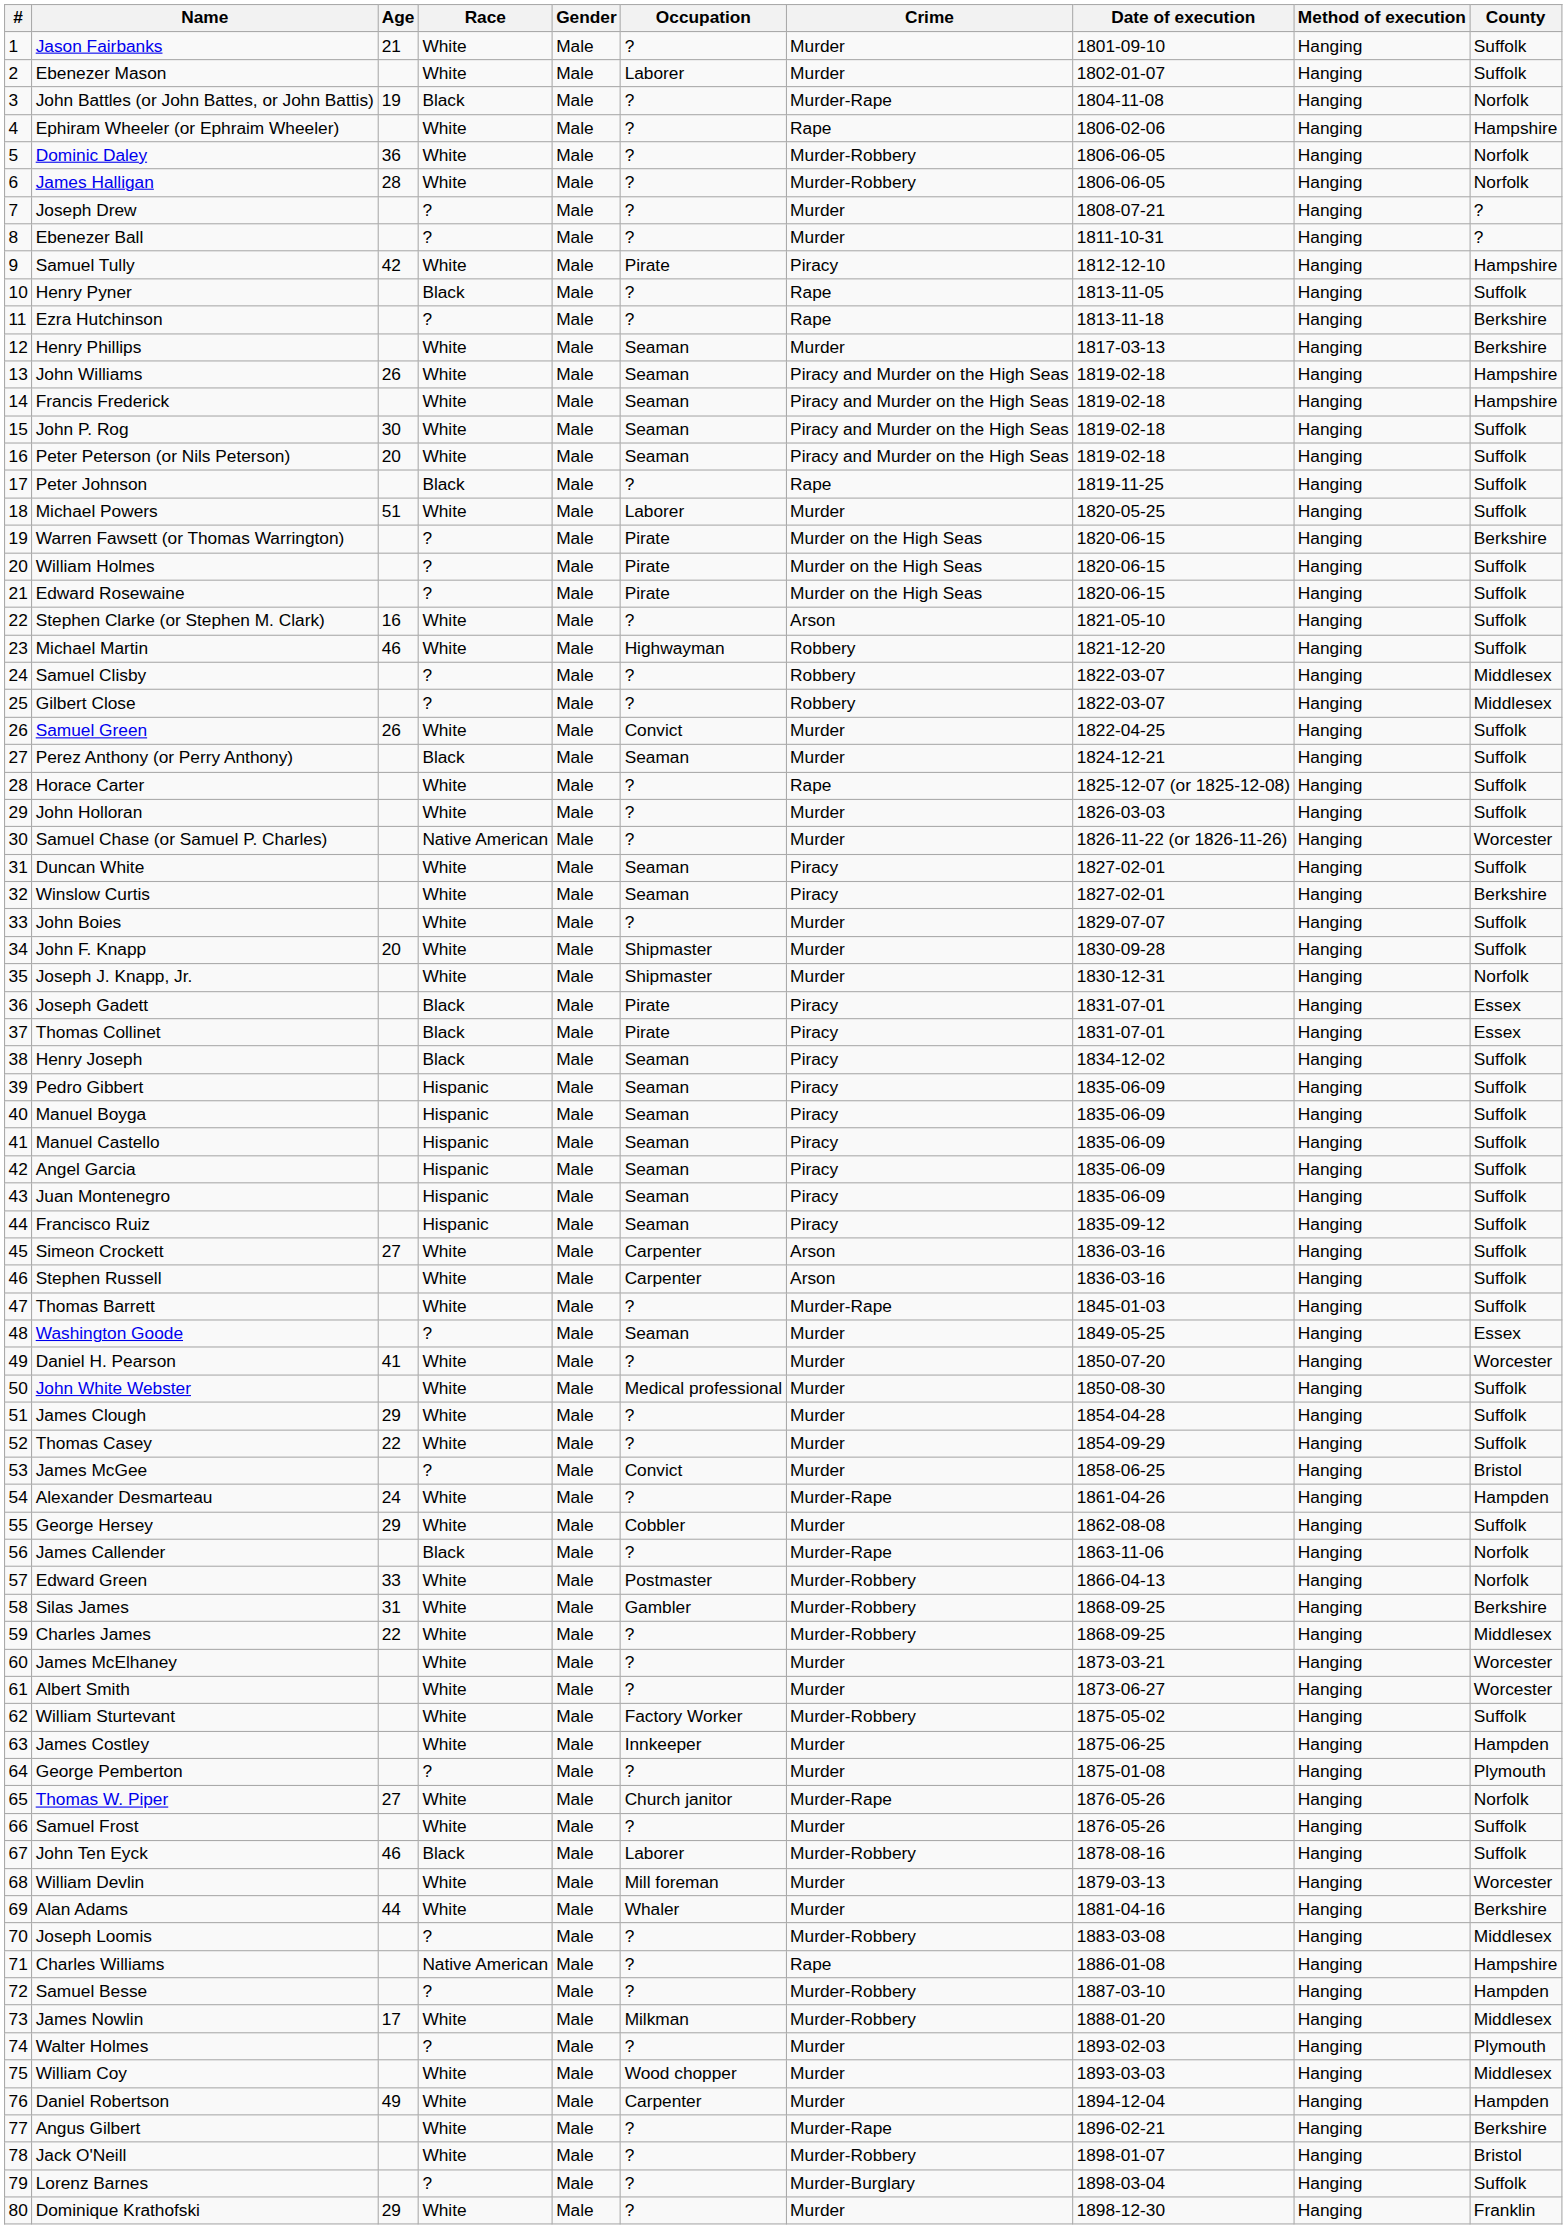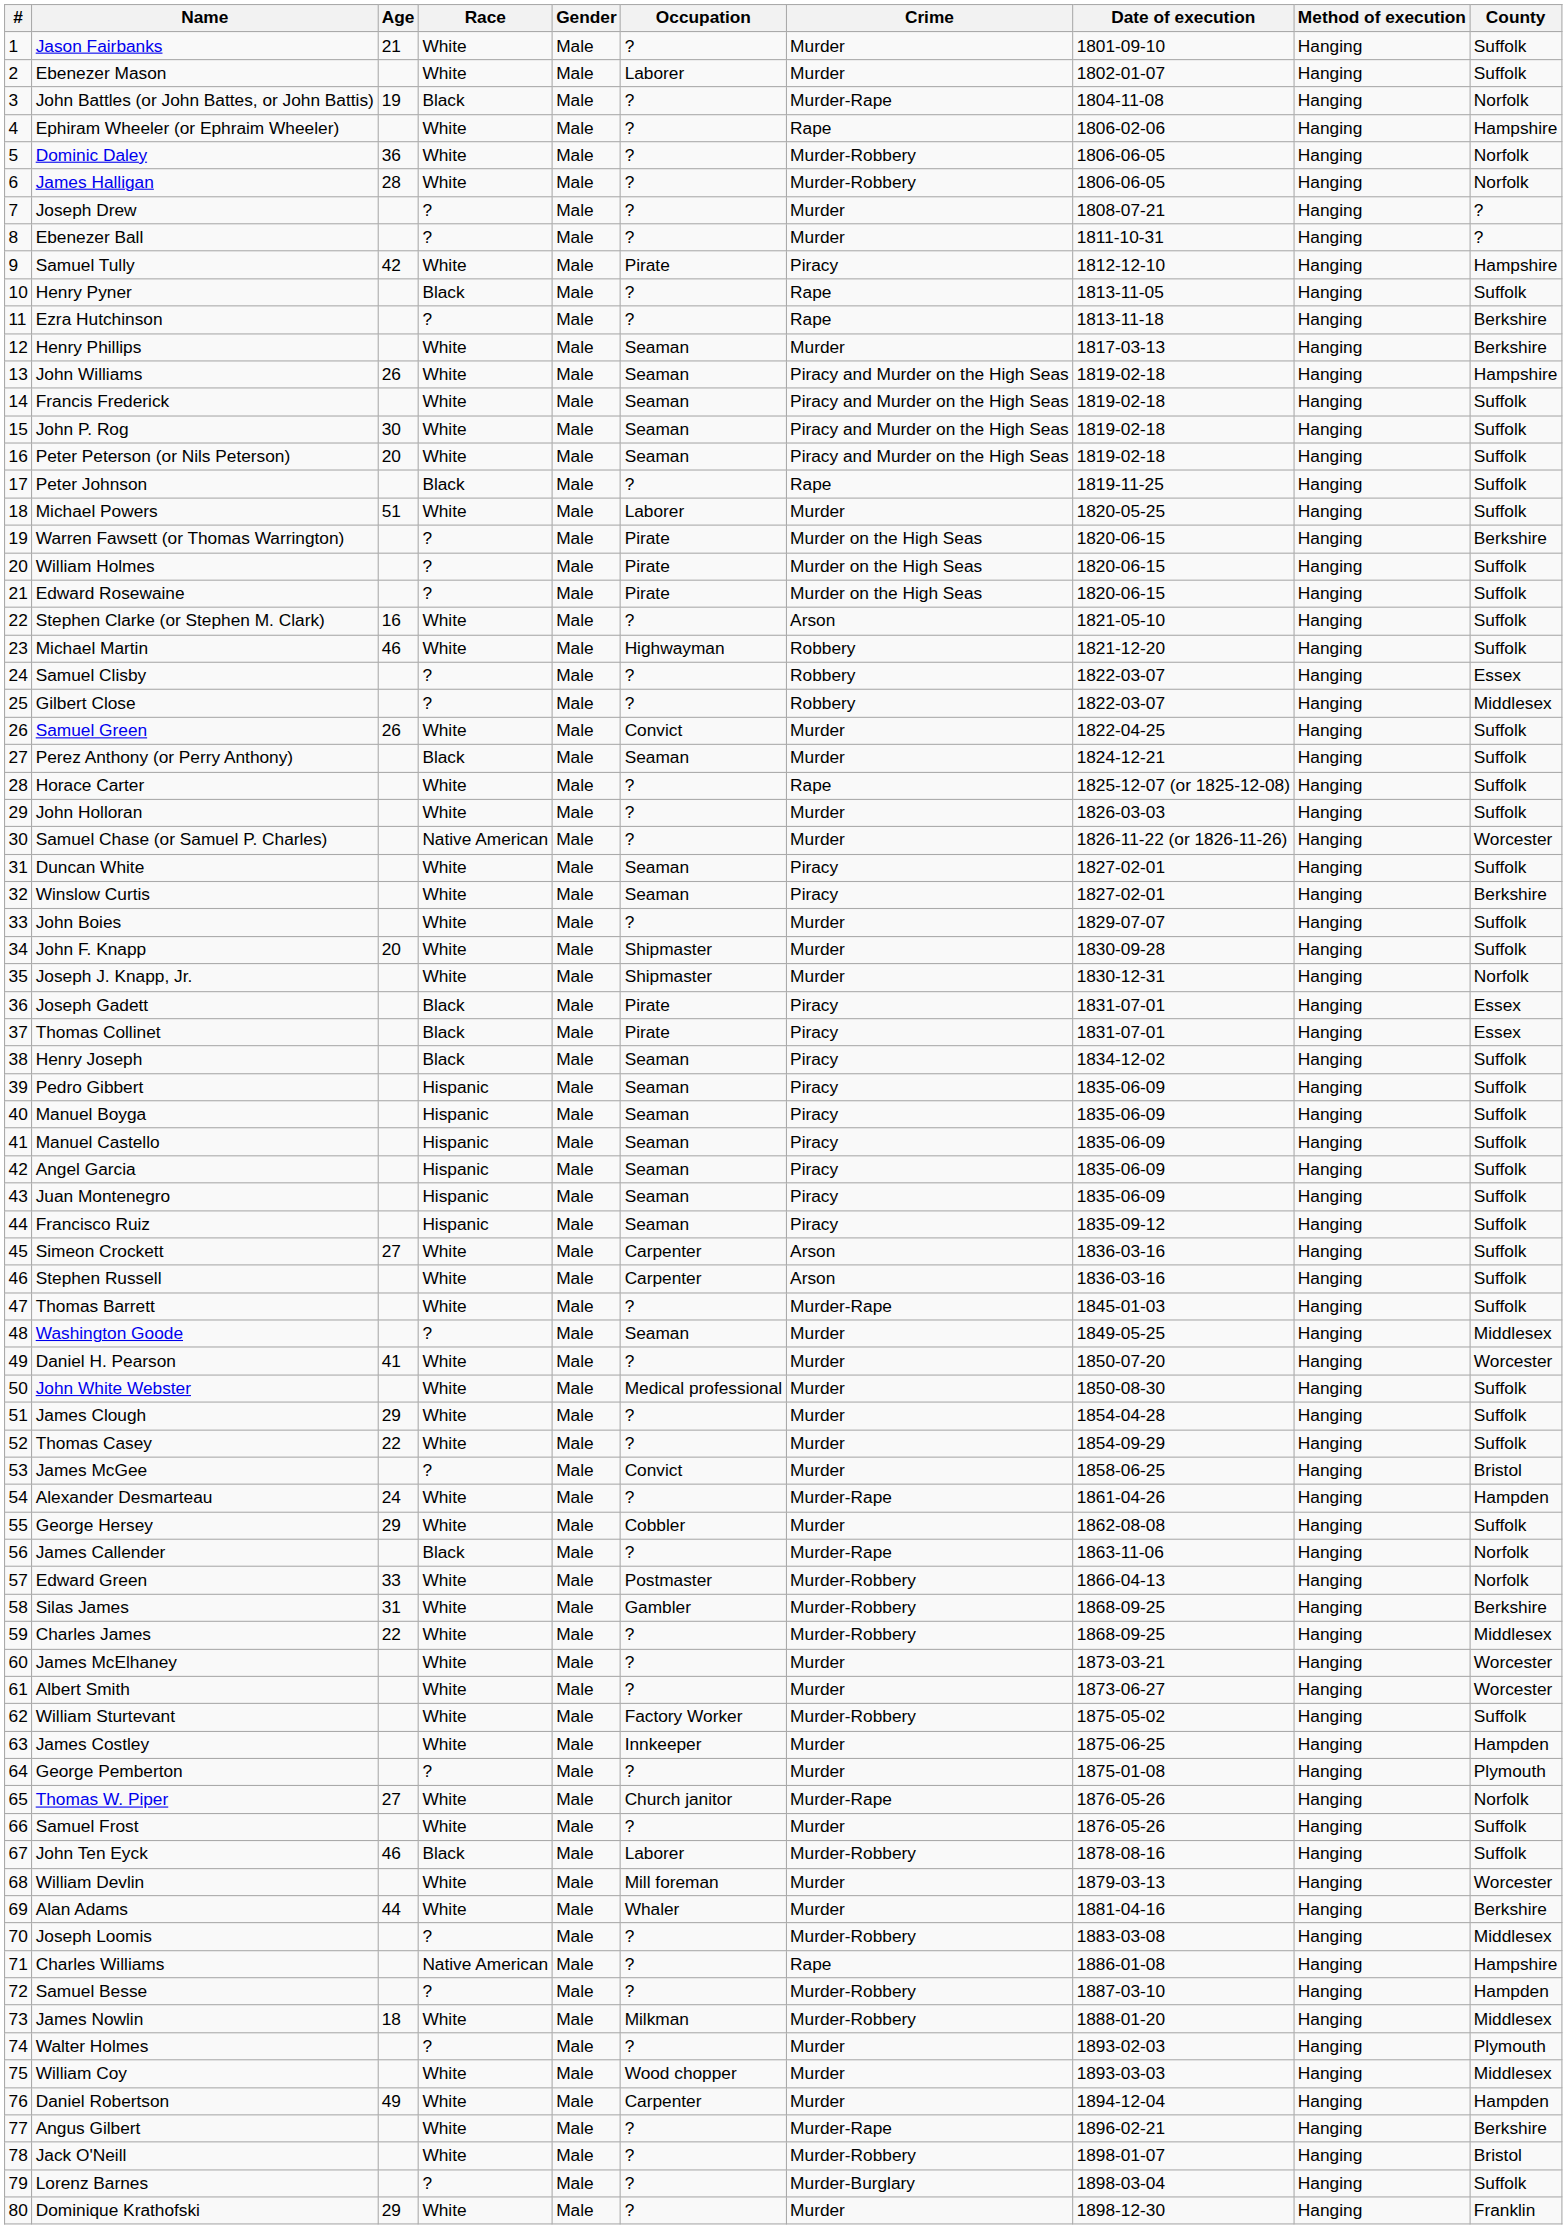(1516, 401) Hampshire -> (1500, 401) Suffolk
(1513, 675) Middlesex -> (1497, 675) Essex
(1497, 1333) Essex -> (1513, 1333) Middlesex
(391, 2018) 17 -> (391, 2018) 18
